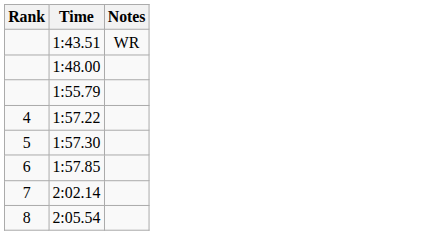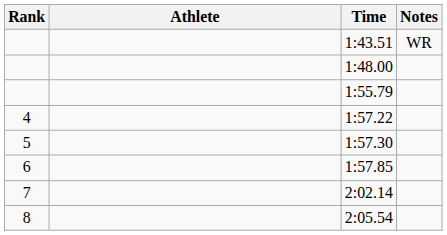+ column: (195, 17)
